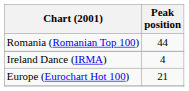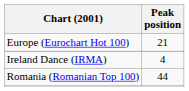rows swapped: (68, 77) <-> (73, 42)
